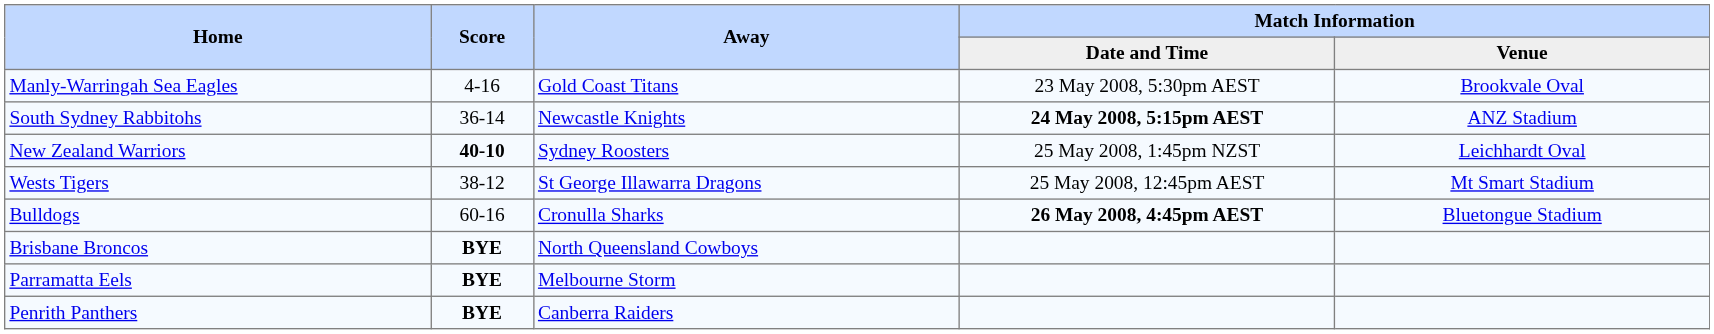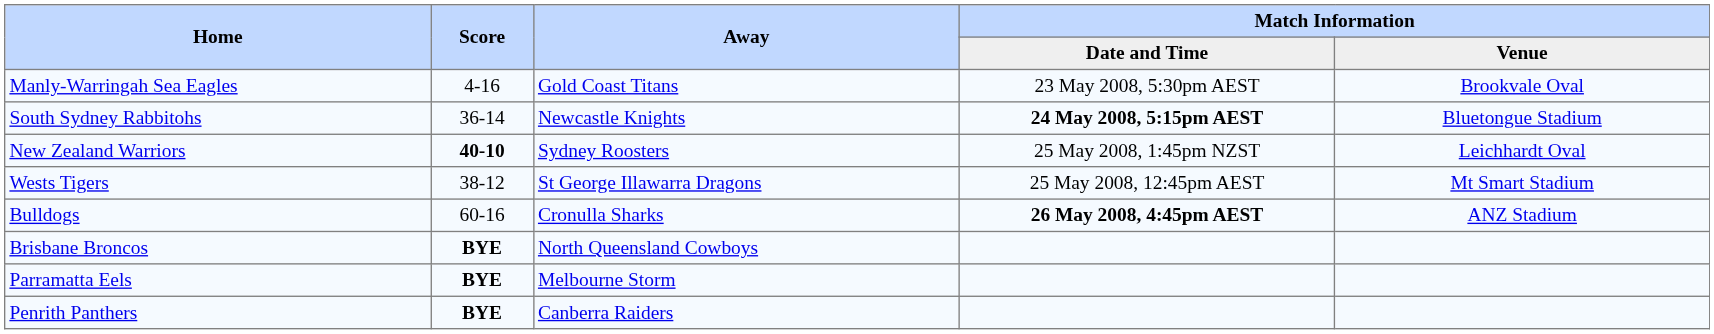(1522, 117) ANZ Stadium -> (1522, 117) Bluetongue Stadium
(1522, 215) Bluetongue Stadium -> (1522, 215) ANZ Stadium
